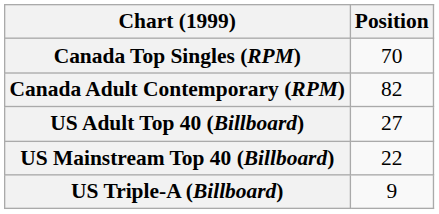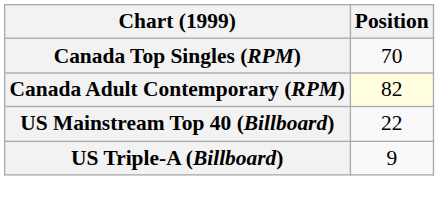(392, 89) no background -> (392, 89) lightyellow background
- row: (177, 123)
